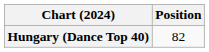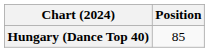(178, 36) 82 -> (178, 36) 85
